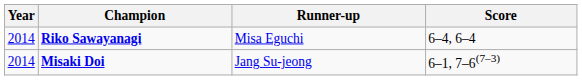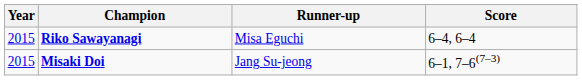(21, 38) 2014 -> (21, 38) 2015
(21, 62) 2014 -> (21, 62) 2015
